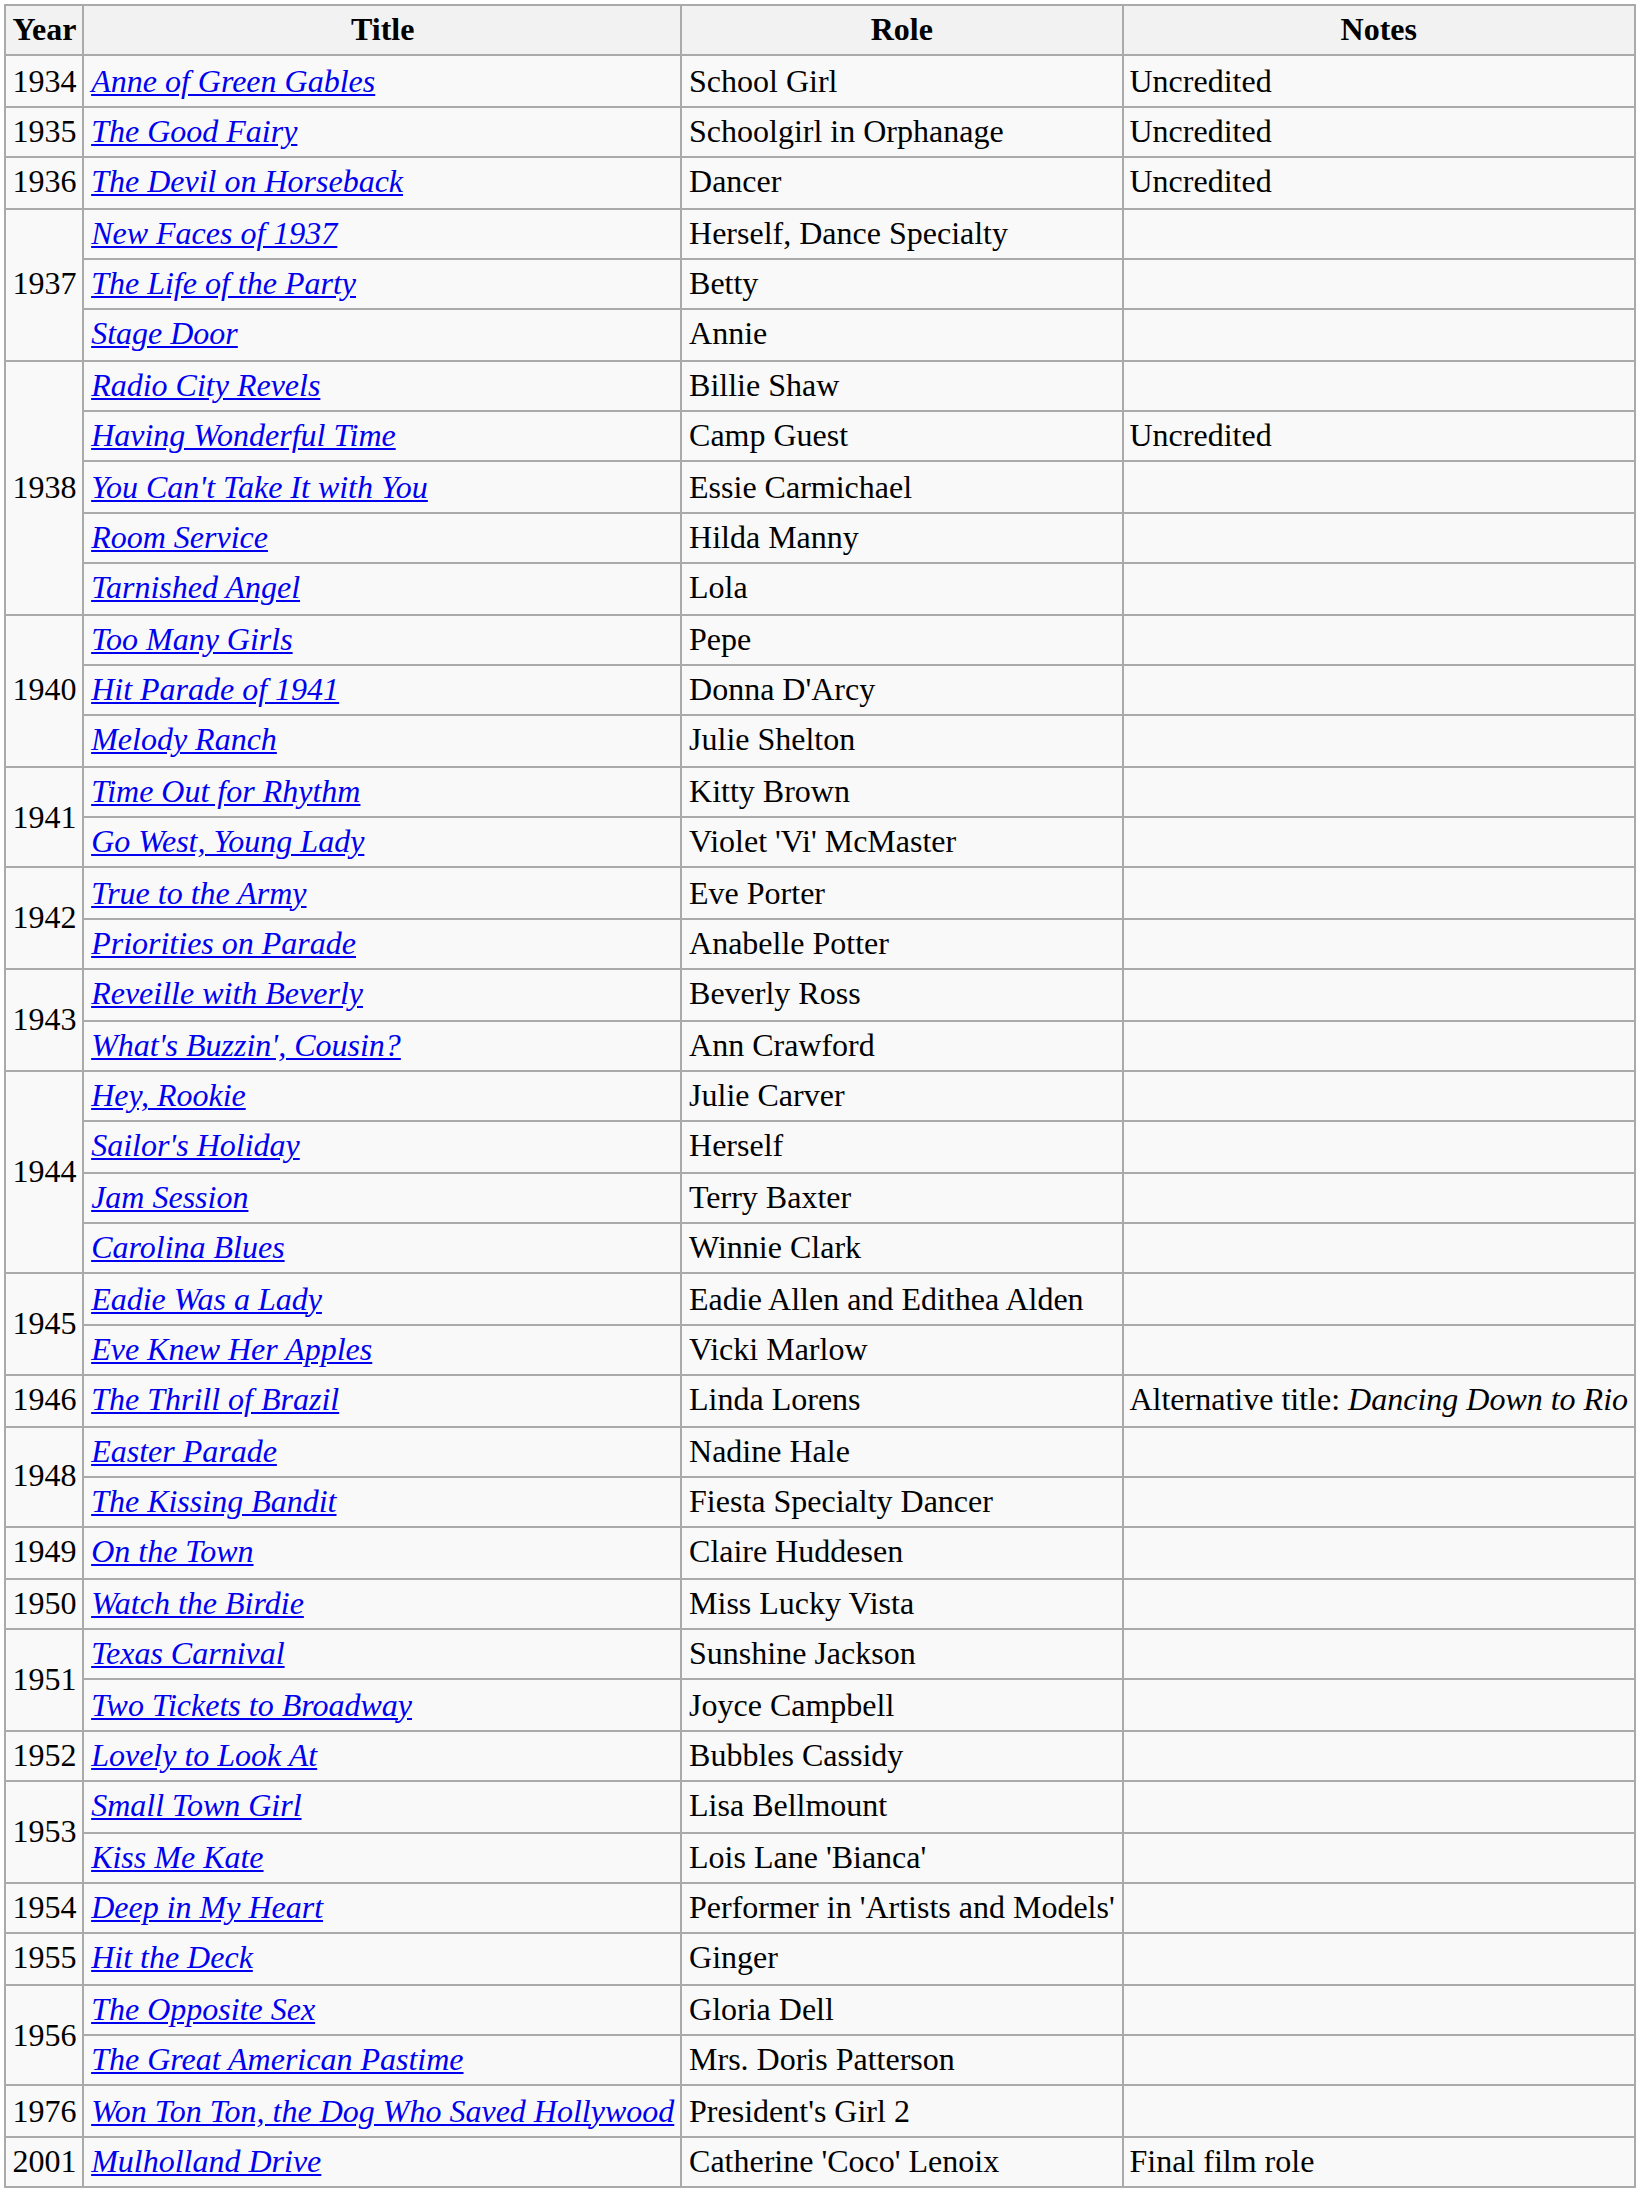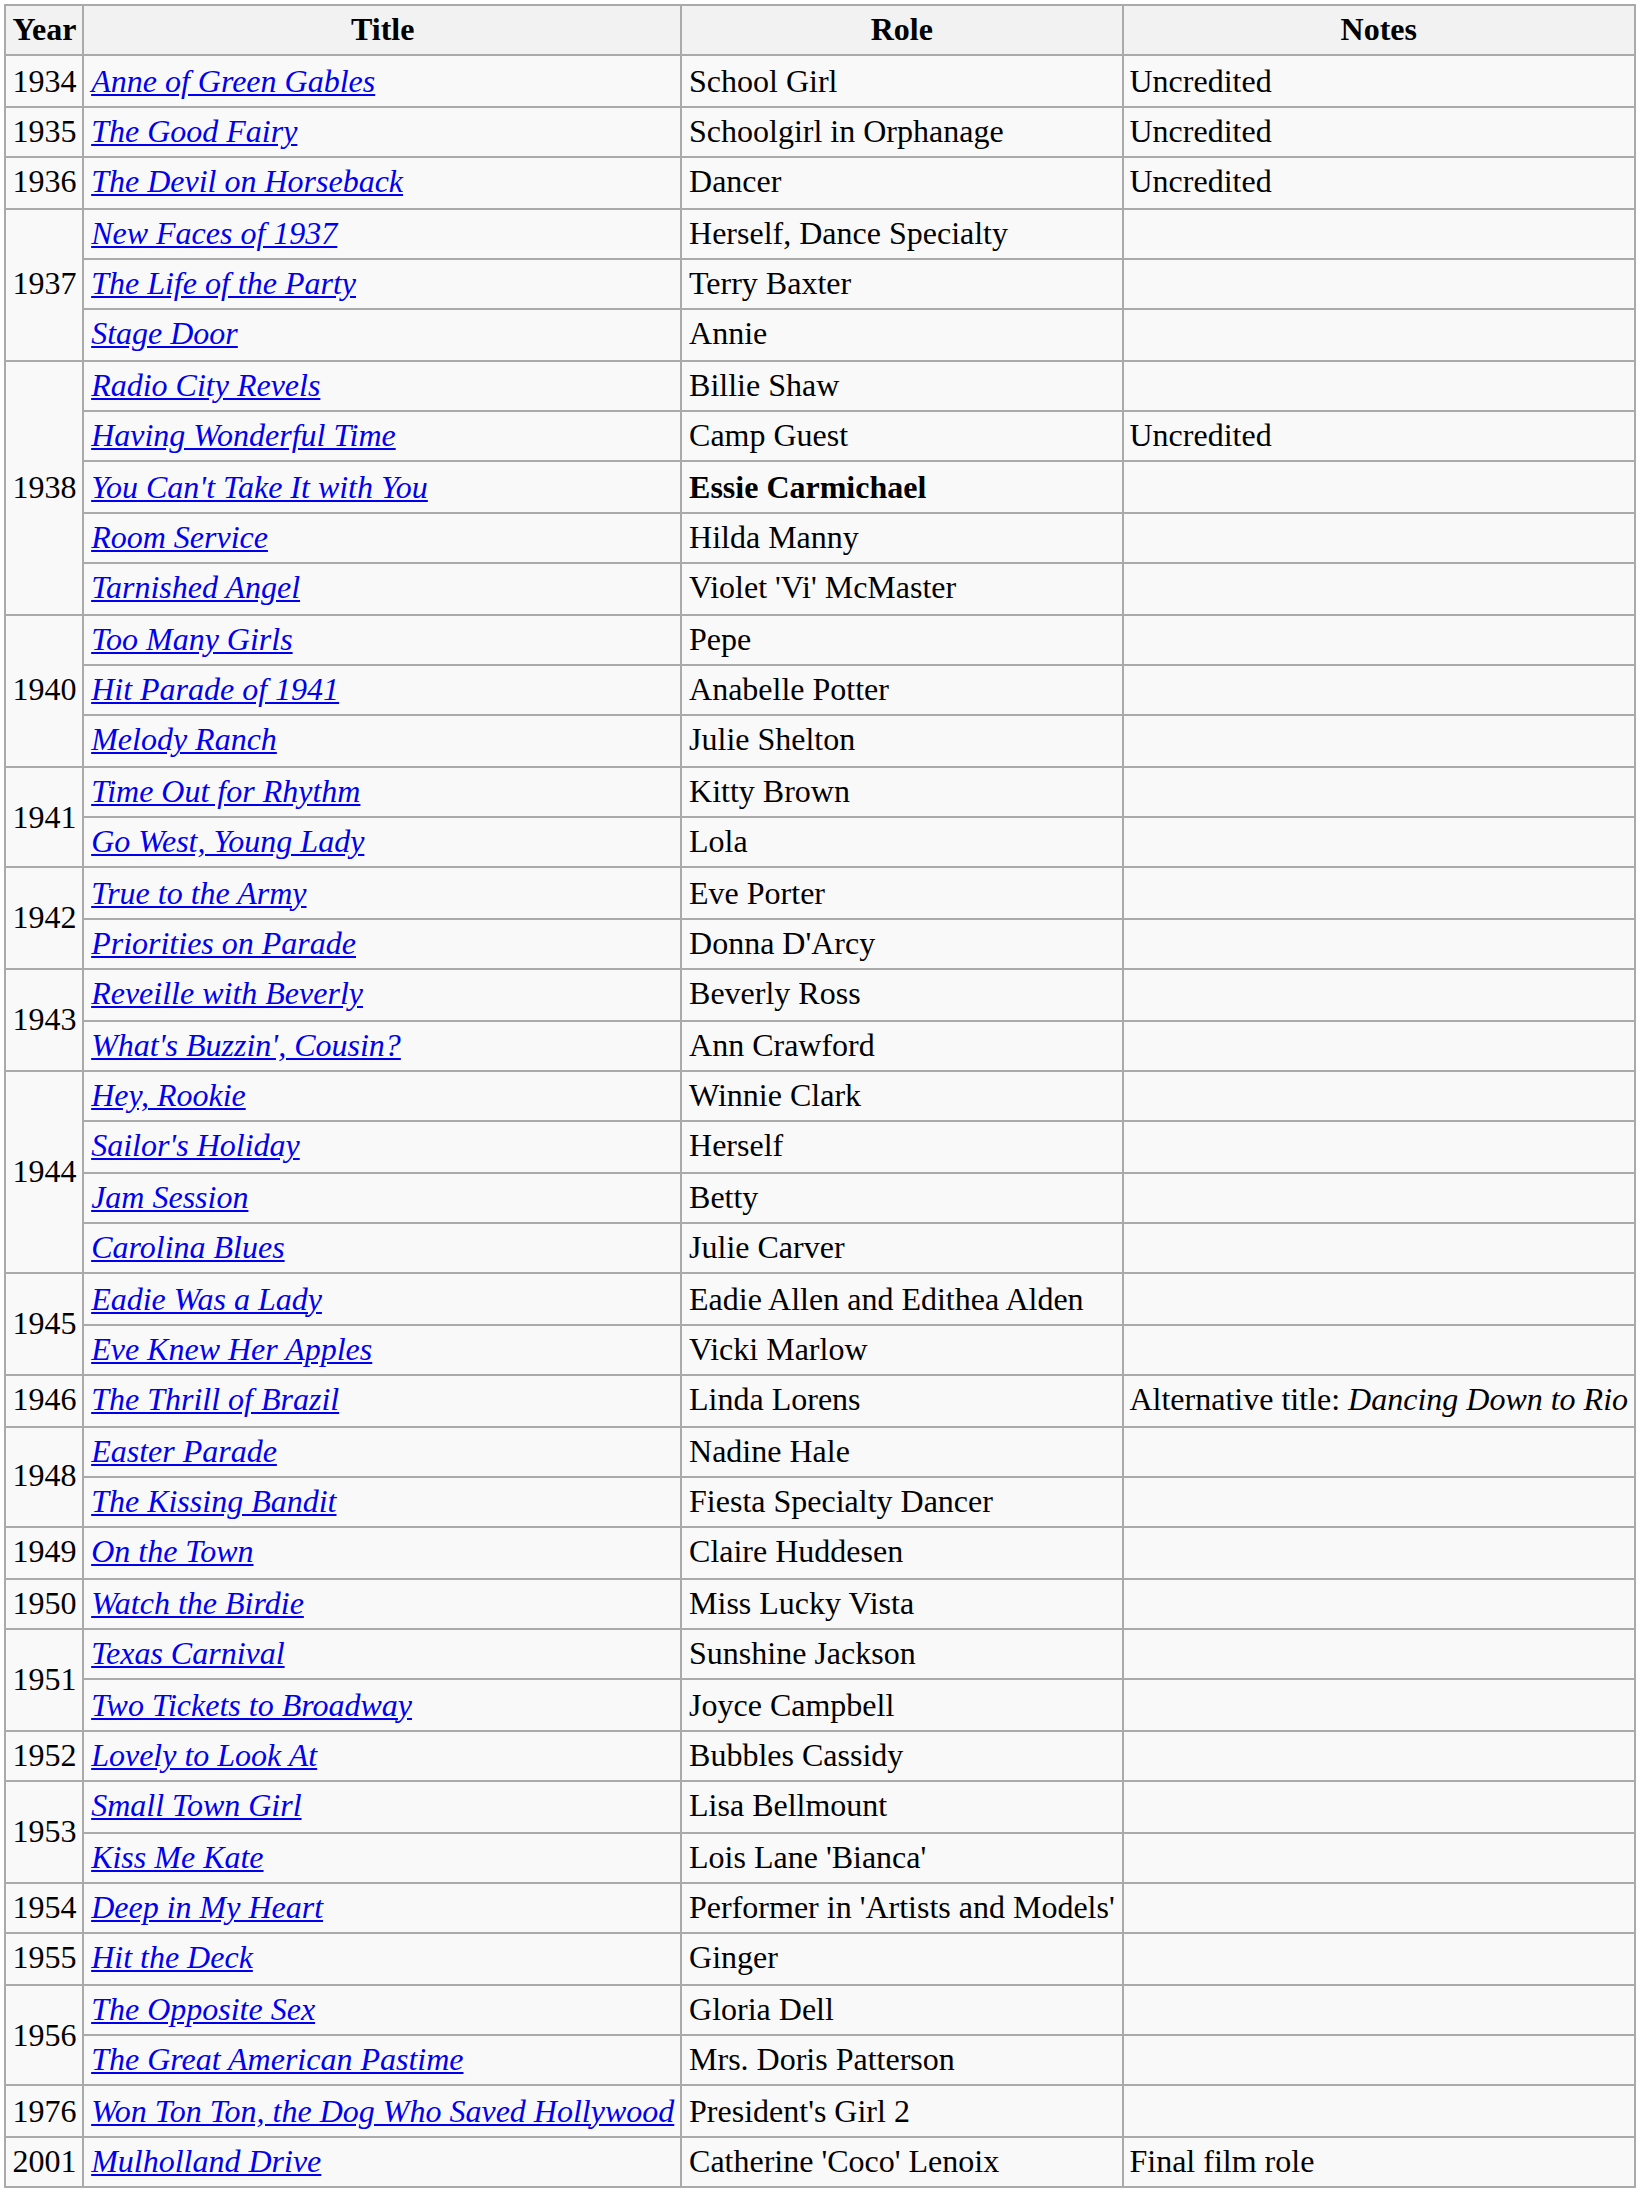(724, 283) Betty -> (770, 283) Terry Baxter
(801, 486) normal -> (808, 486) bold
(718, 588) Lola -> (823, 588) Violet 'Vi' McMaster
(782, 689) Donna D'Arcy -> (789, 689) Anabelle Potter
(823, 841) Violet 'Vi' McMaster -> (718, 841) Lola
(789, 943) Anabelle Potter -> (782, 943) Donna D'Arcy
(767, 1095) Julie Carver -> (775, 1095) Winnie Clark
(770, 1197) Terry Baxter -> (724, 1197) Betty
(775, 1247) Winnie Clark -> (767, 1247) Julie Carver
